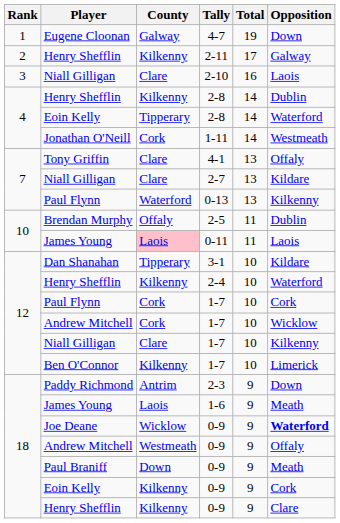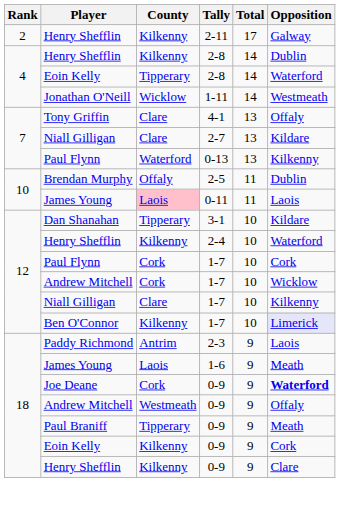- row: (87, 35)
- row: (79, 76)
(152, 138) Cork -> (163, 96) Wicklow
(294, 364) no background -> (294, 323) lavender background
(286, 384) Down -> (285, 343) Laois
(163, 425) Wicklow -> (152, 384) Cork
(155, 466) Down -> (165, 425) Tipperary
